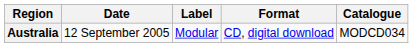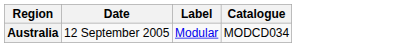- column: (279, 14)
